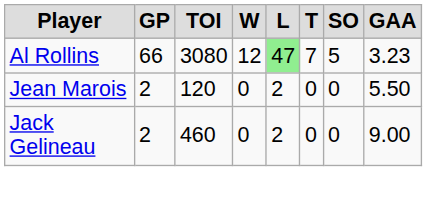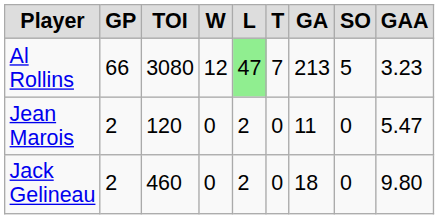+ column: (312, 21)
(390, 89) 5.50 -> (402, 125) 5.47
(390, 135) 9.00 -> (402, 183) 9.80
